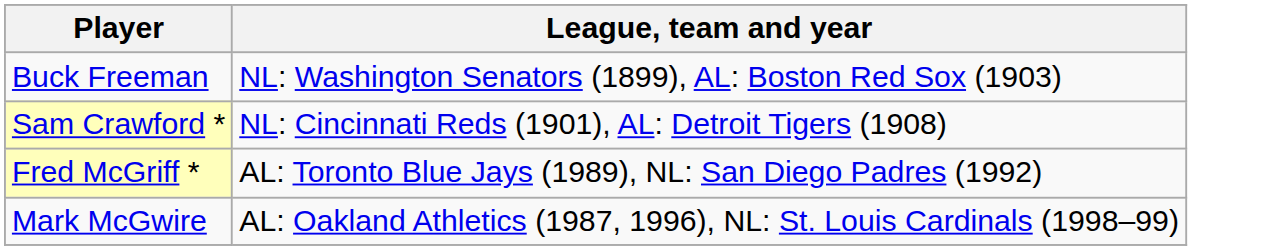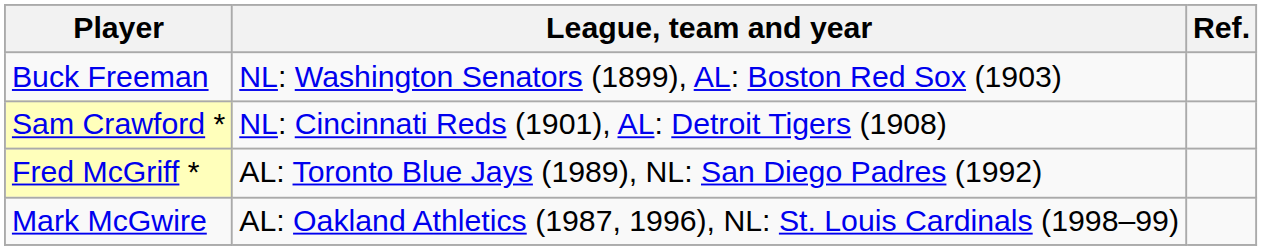+ column: (1221, 28)
